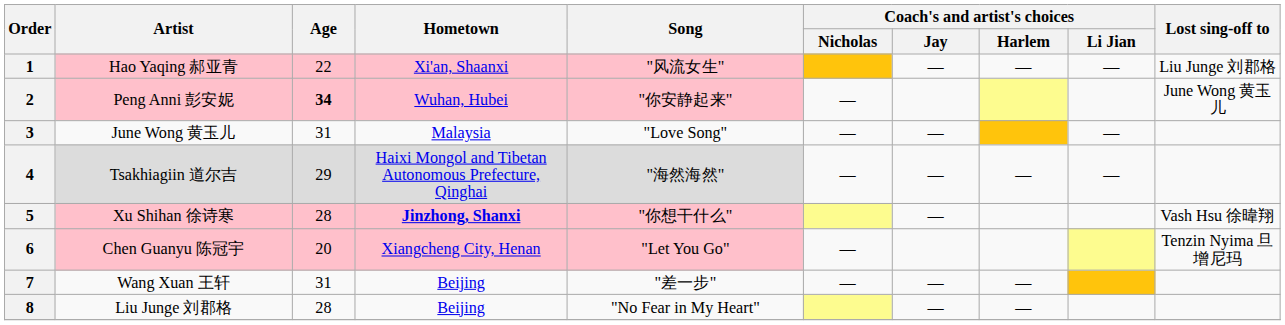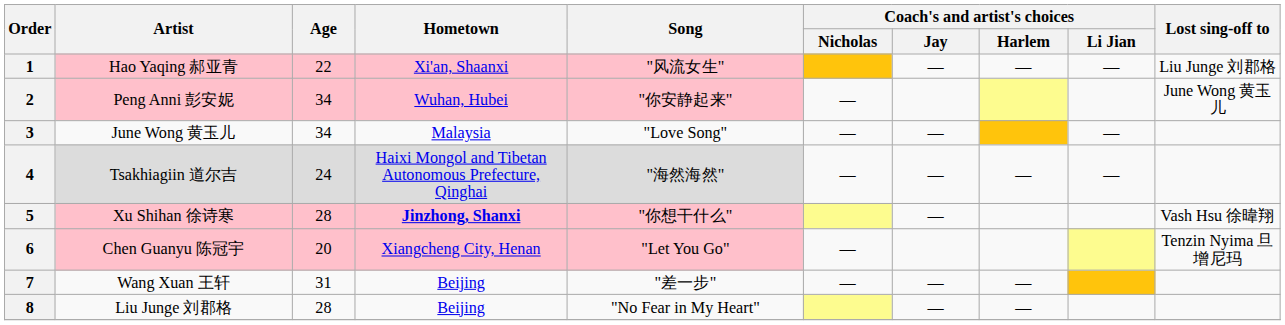(323, 99) bold -> (323, 99) normal
(323, 132) 31 -> (323, 132) 34
(323, 174) 29 -> (323, 174) 24
